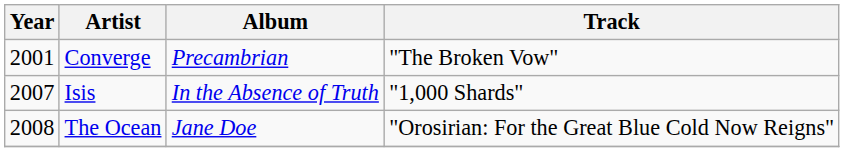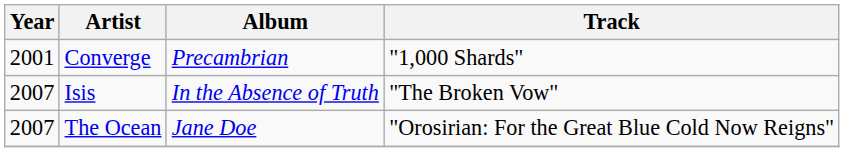(474, 57) "The Broken Vow" -> (456, 57) "1,000 Shards"
(456, 92) "1,000 Shards" -> (474, 92) "The Broken Vow"
(32, 127) 2008 -> (32, 127) 2007
